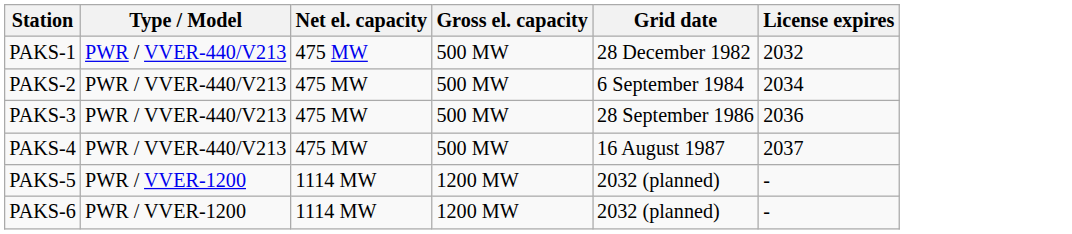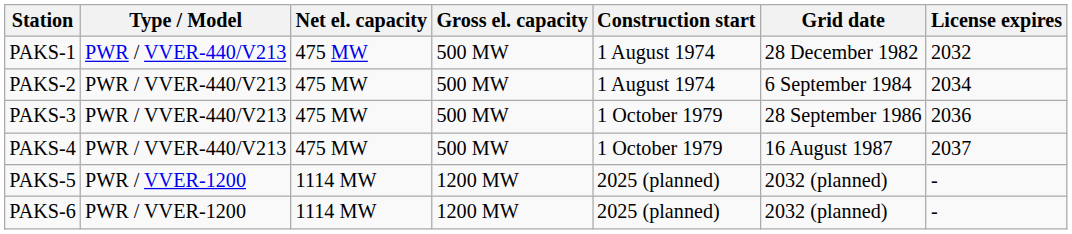+ column: (676, 20)
